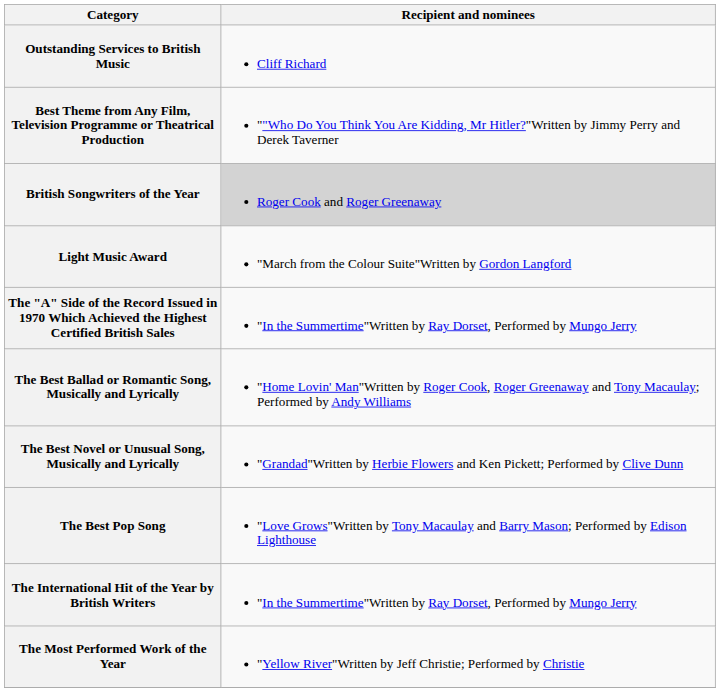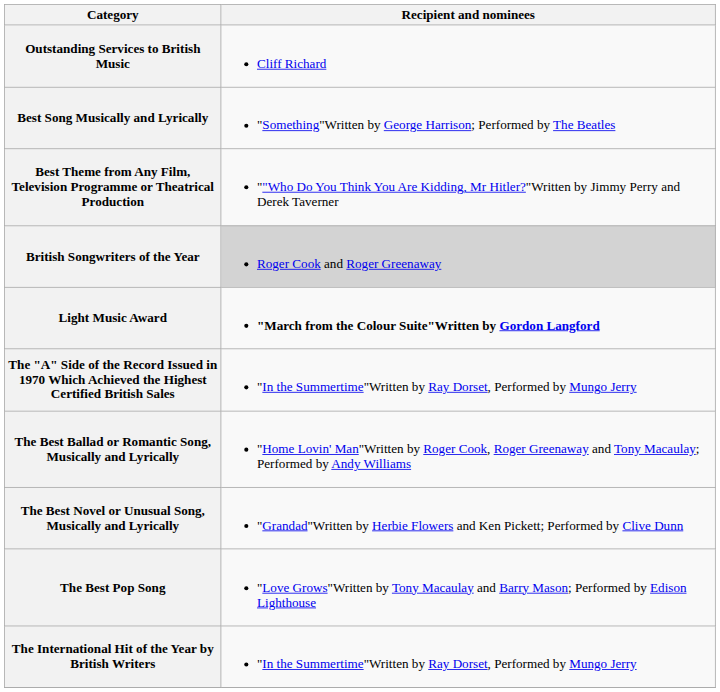+ row: (113, 118)
(468, 264) normal -> (468, 325) bold
- row: (113, 656)
